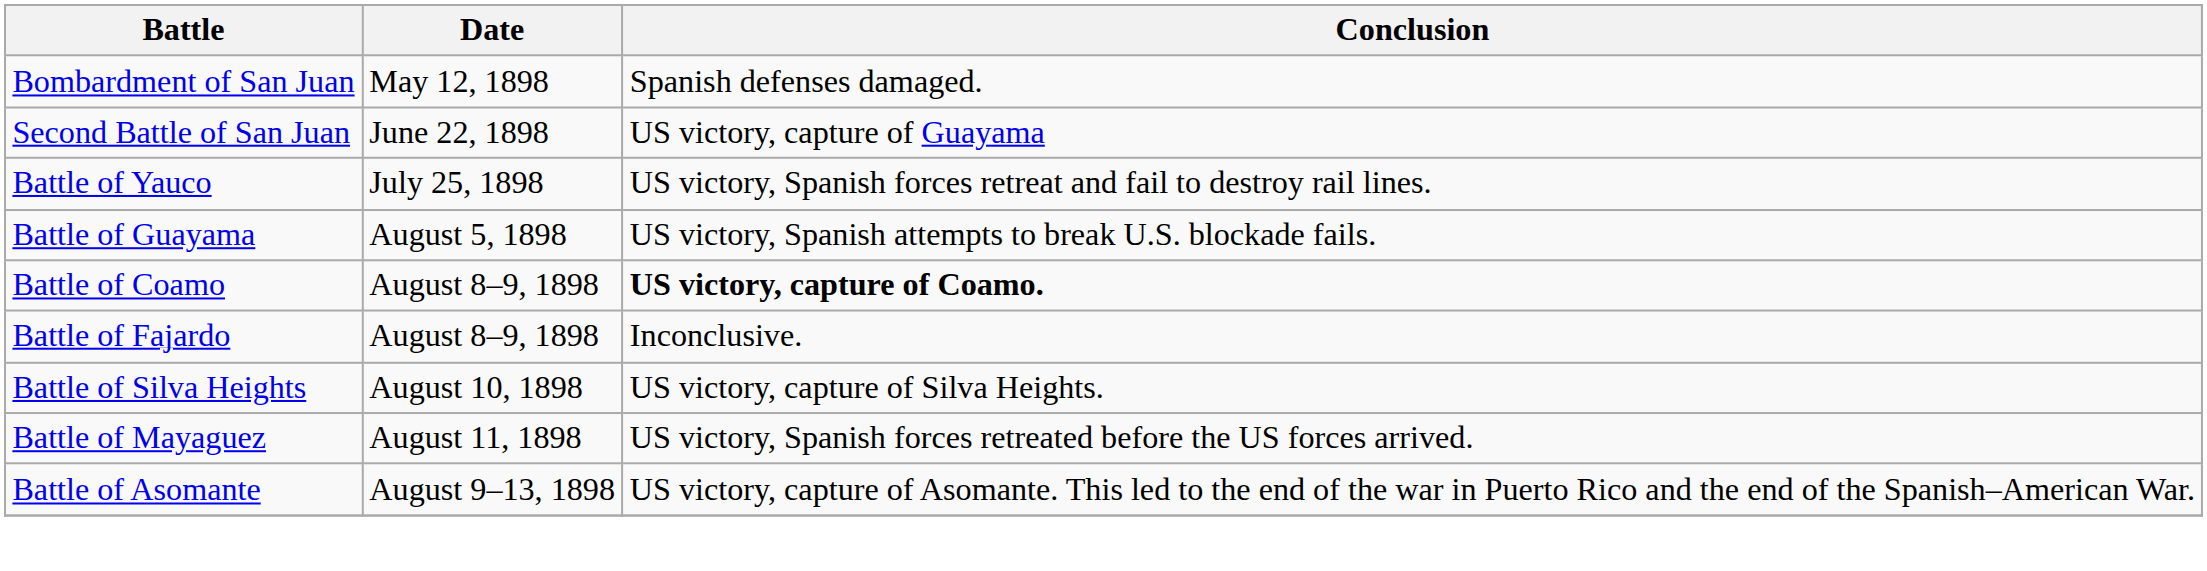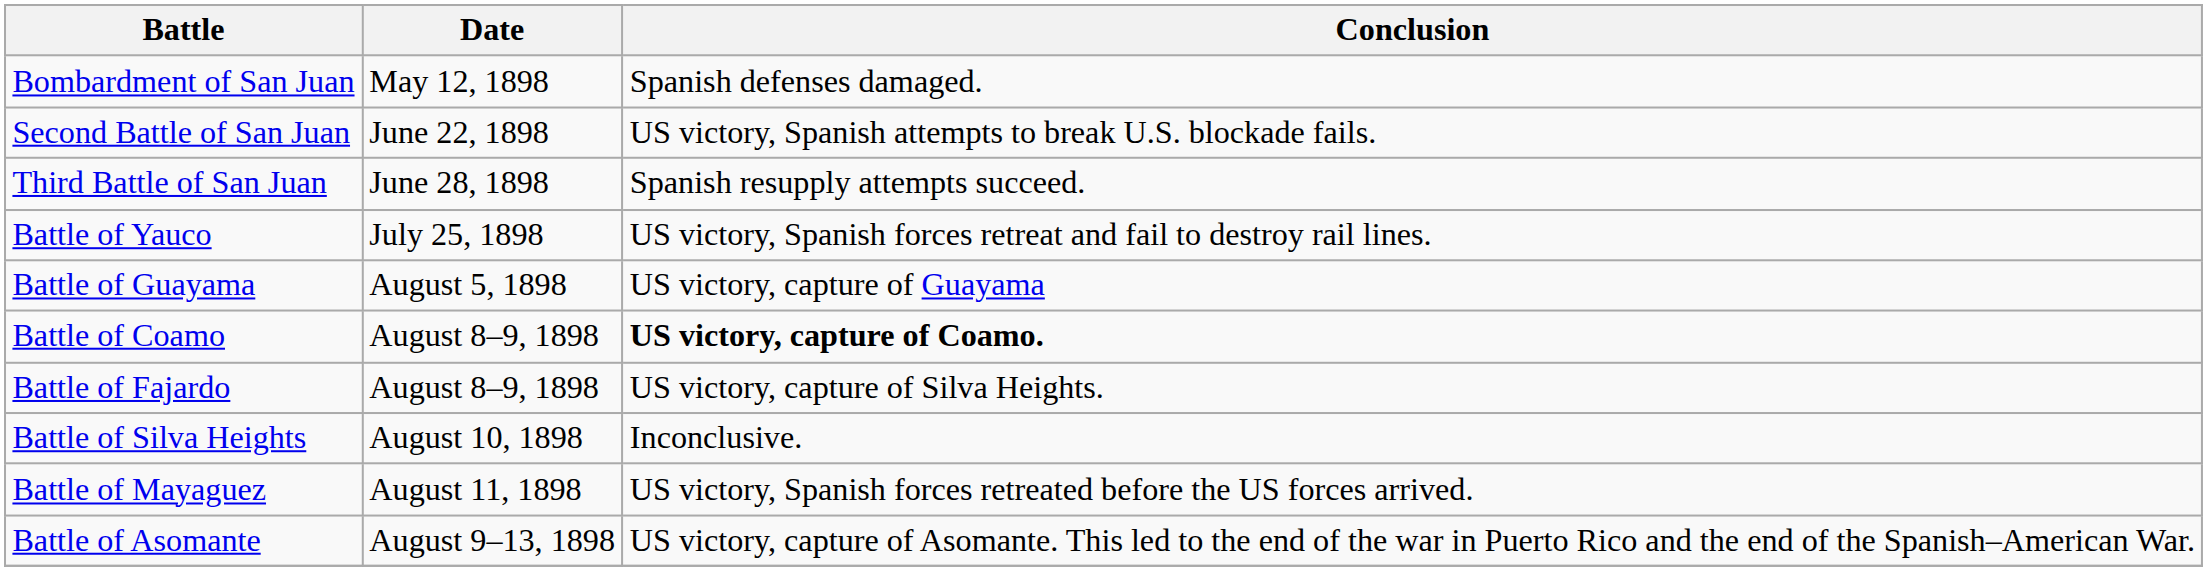(837, 132) US victory, capture of Guayama -> (1003, 132) US victory, Spanish attempts to break U.S. blockade fails.
+ row: (170, 183)
(1003, 234) US victory, Spanish attempts to break U.S. blockade fails. -> (837, 285) US victory, capture of Guayama
(716, 336) Inconclusive. -> (867, 387) US victory, capture of Silva Heights.
(867, 387) US victory, capture of Silva Heights. -> (716, 438) Inconclusive.
